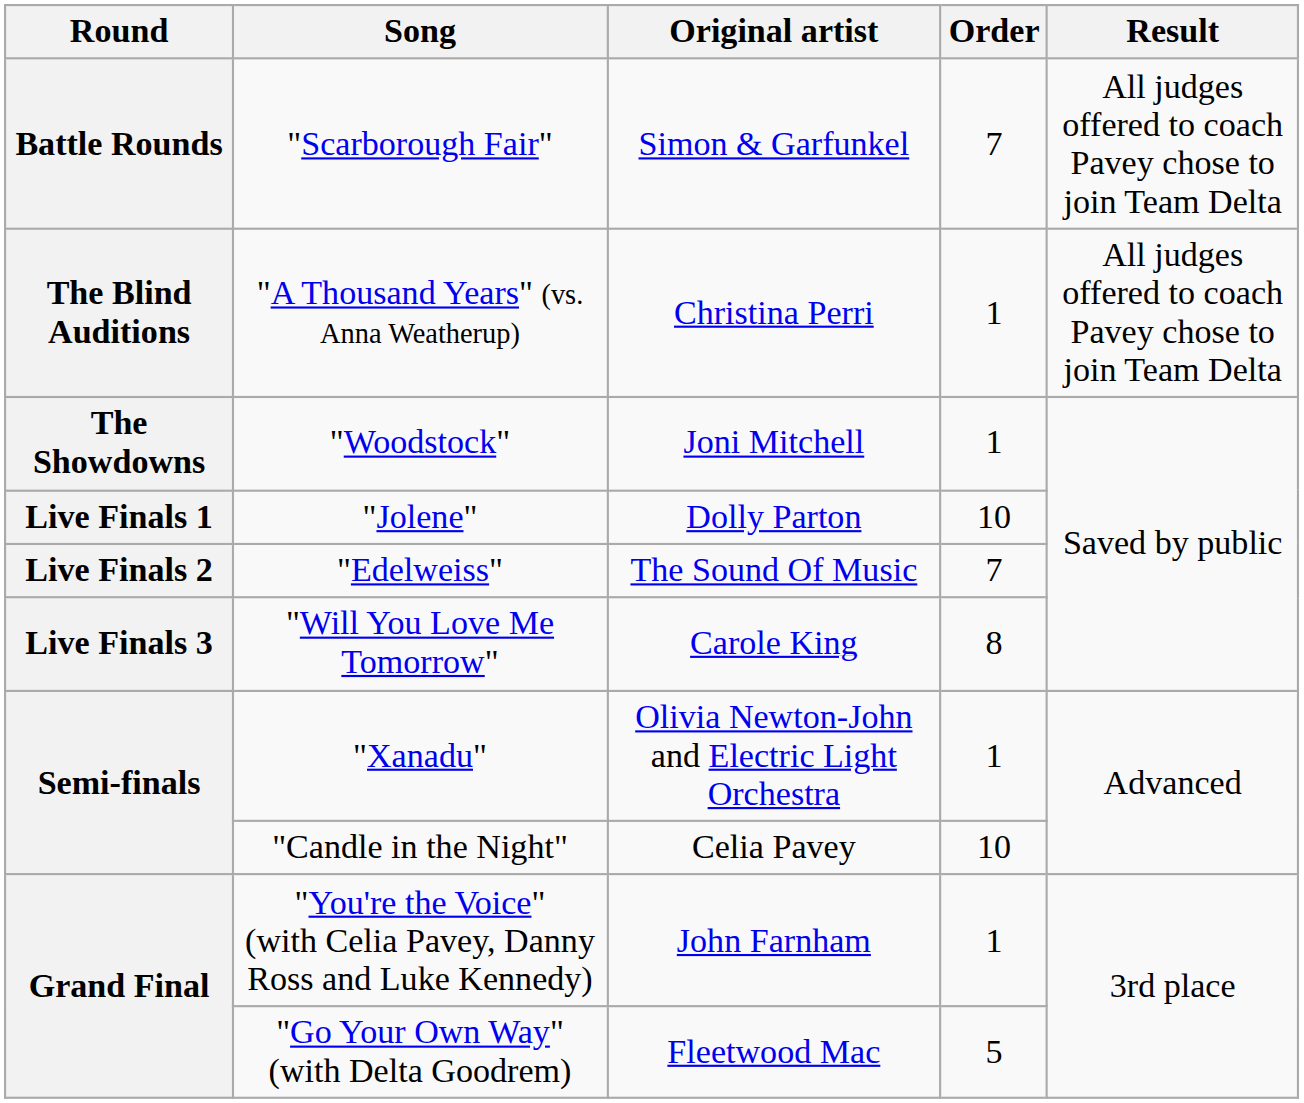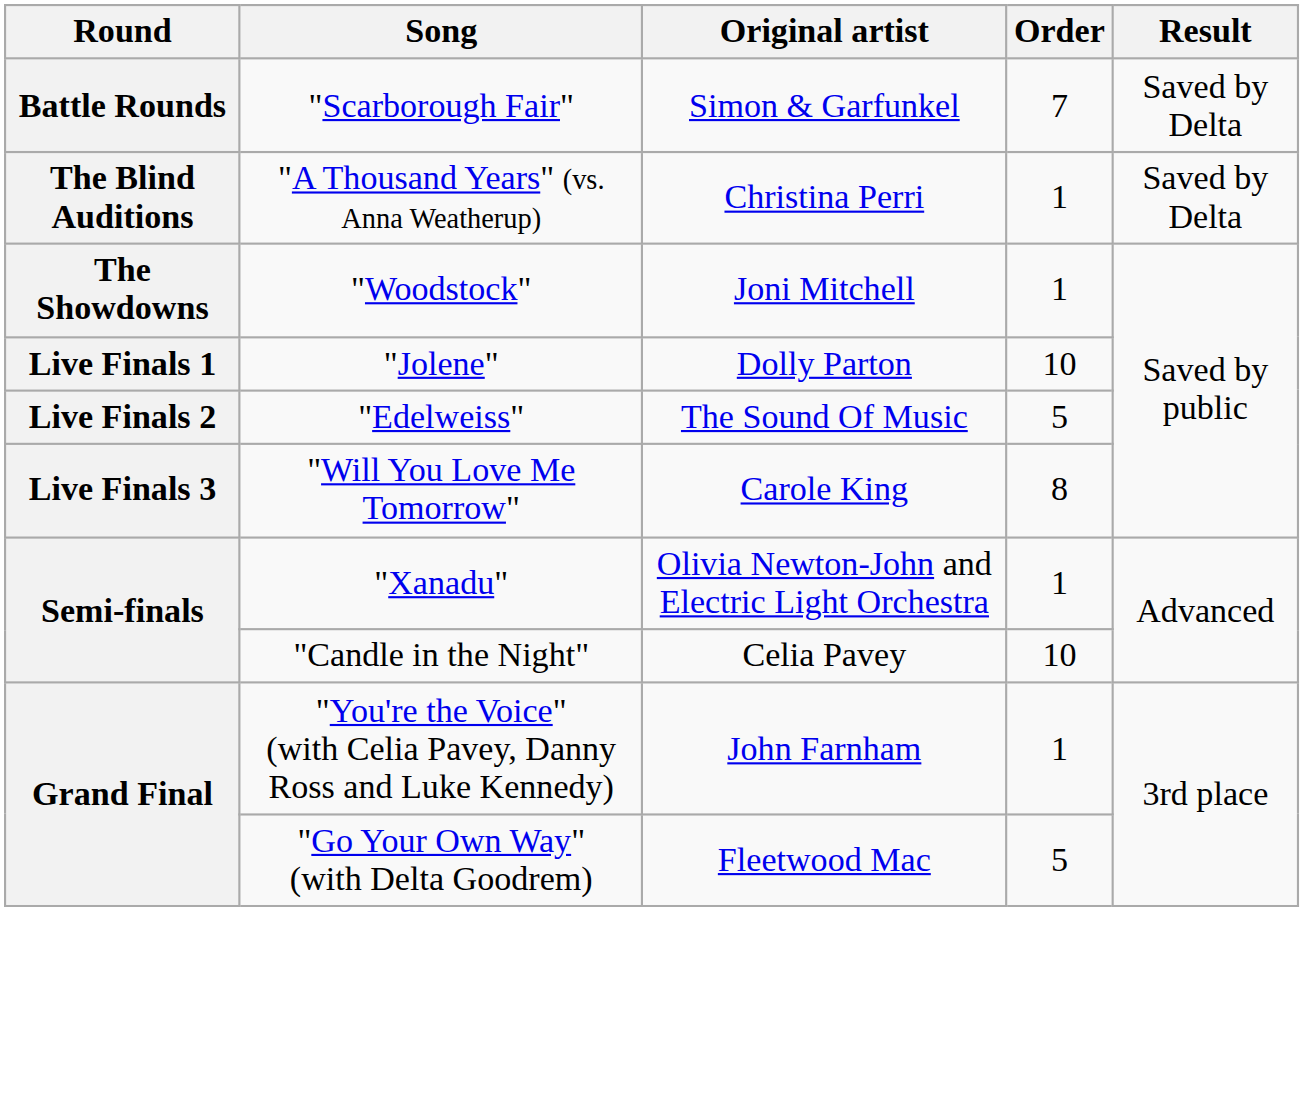(1173, 143) All judges offered to coach Pavey chose to join Team Delta -> (1205, 104) Saved by Delta
(1173, 312) All judges offered to coach Pavey chose to join Team Delta -> (1205, 197) Saved by Delta
(994, 570) 7 -> (1059, 416) 5
